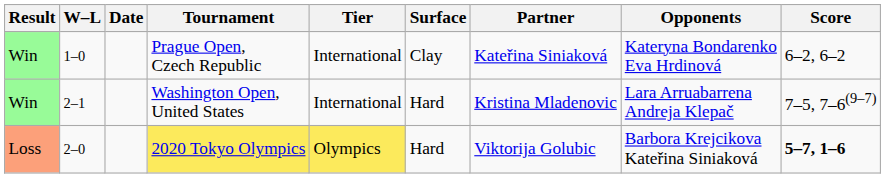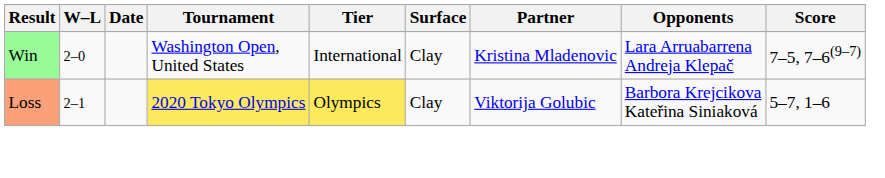- row: (206, 55)
(74, 103) 2–1 -> (74, 56) 2–0
(427, 102) Hard -> (426, 55) Clay
(74, 150) 2–0 -> (74, 103) 2–1
(427, 149) Hard -> (426, 102) Clay
(815, 149) bold -> (800, 102) normal
